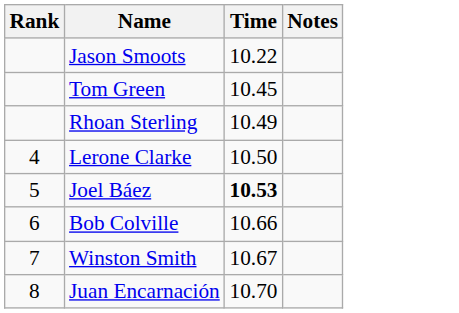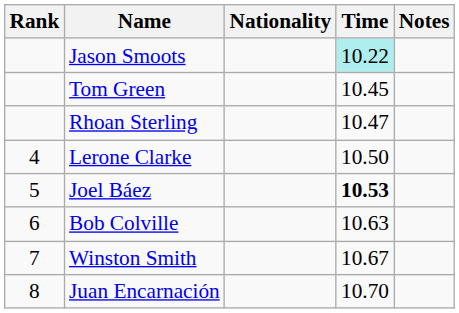+ column: (280, 21)
(253, 55) no background -> (365, 55) paleturquoise background
(253, 122) 10.49 -> (365, 122) 10.47
(253, 223) 10.66 -> (365, 223) 10.63
